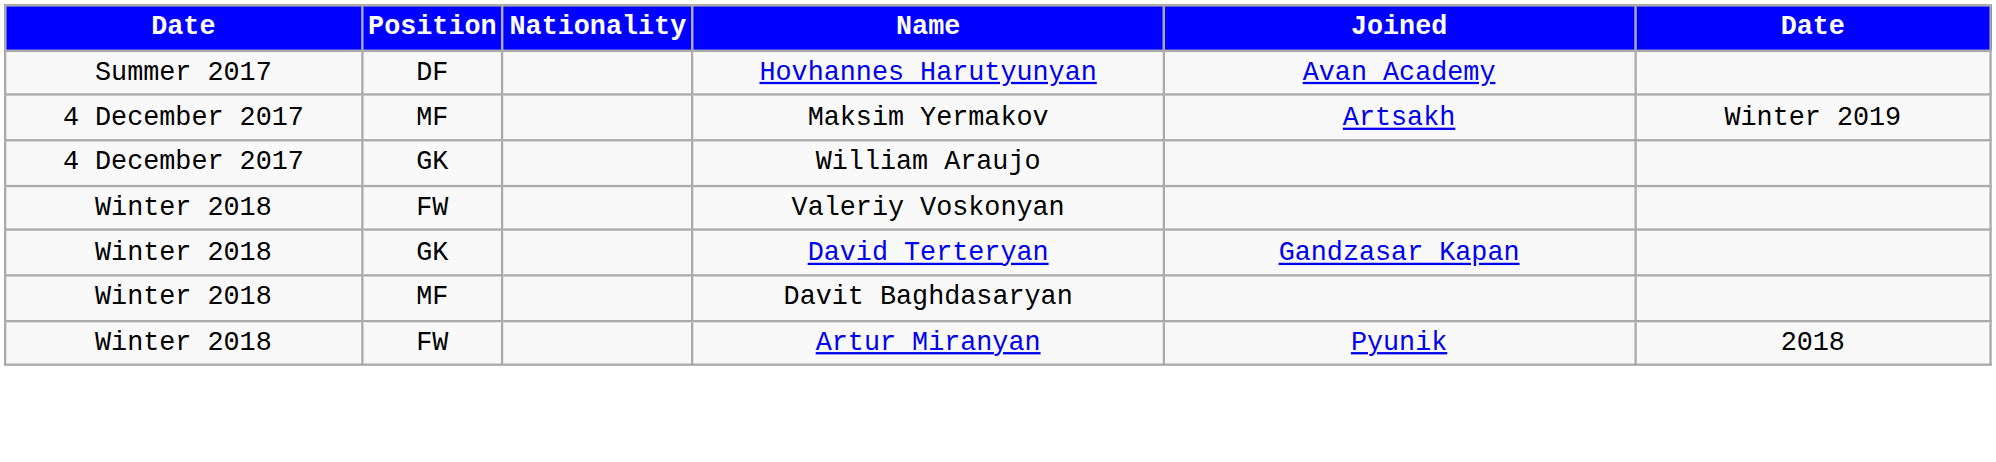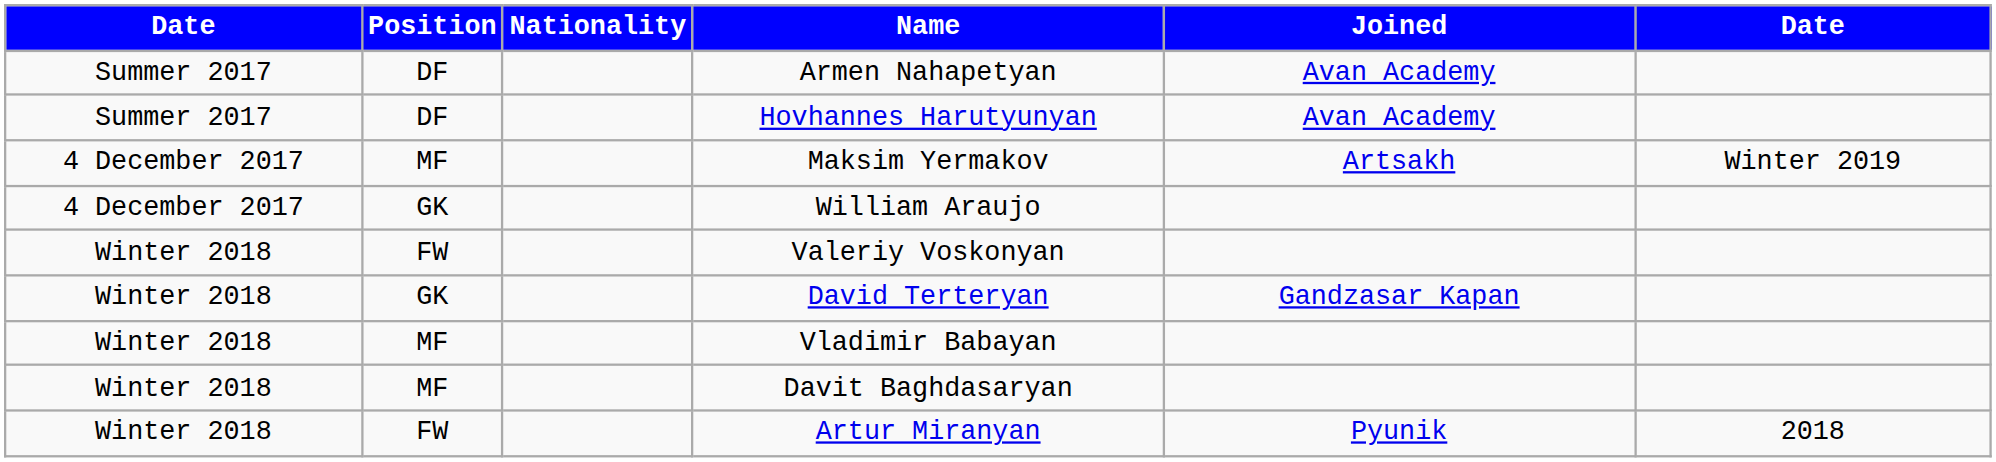+ row: (928, 72)
+ row: (928, 342)
